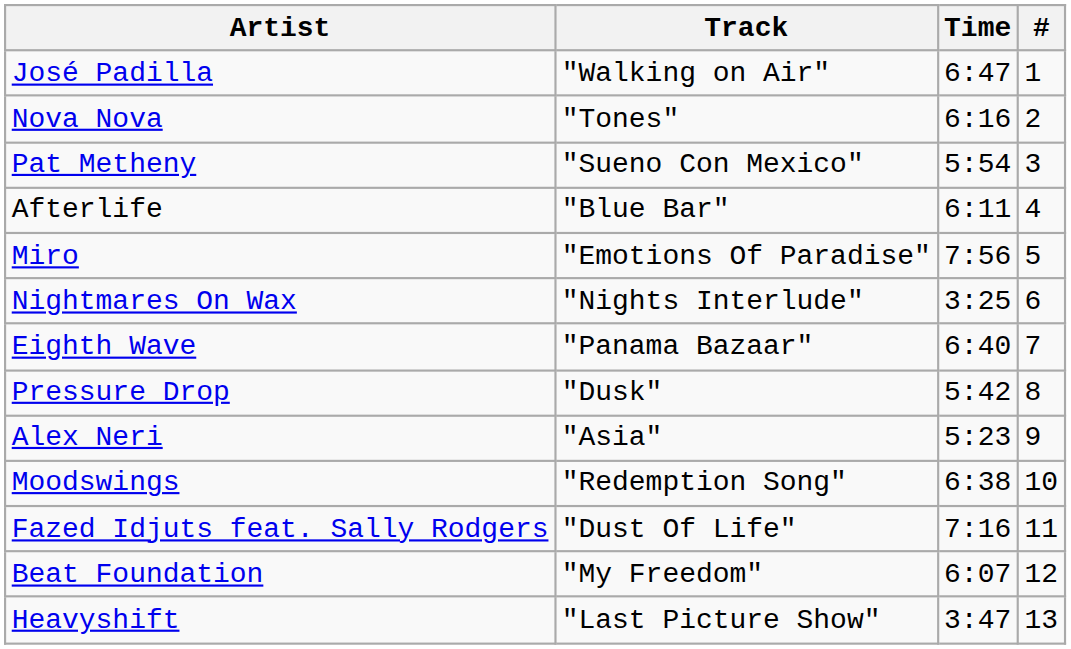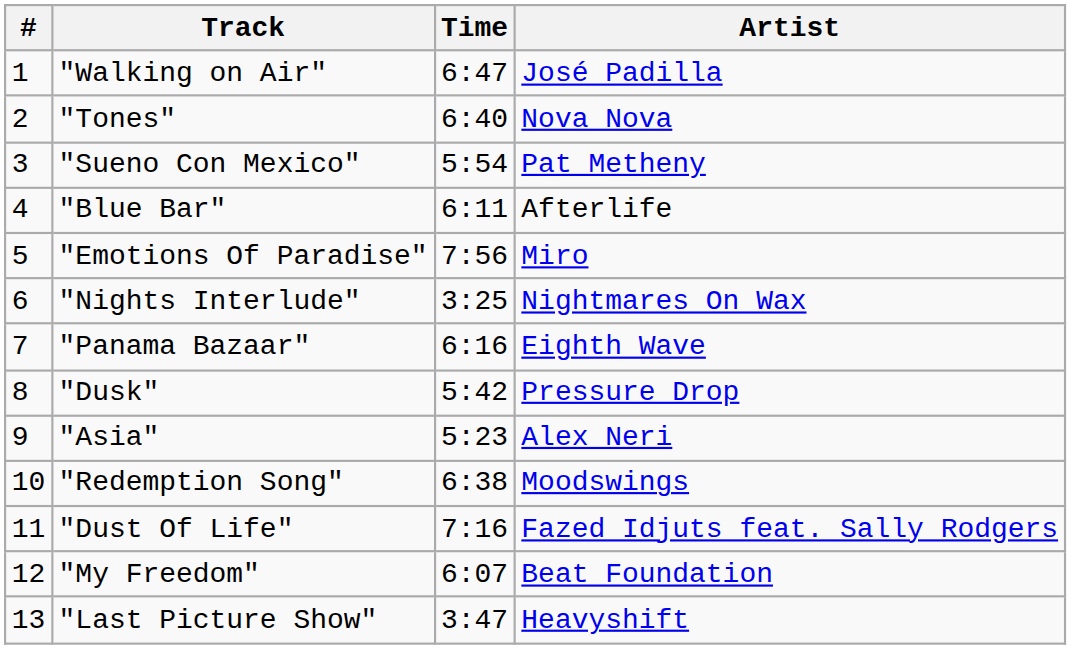columns swapped: (1041, 28) <-> (280, 28)
(978, 119) 6:16 -> (474, 119) 6:40
(978, 347) 6:40 -> (474, 347) 6:16
